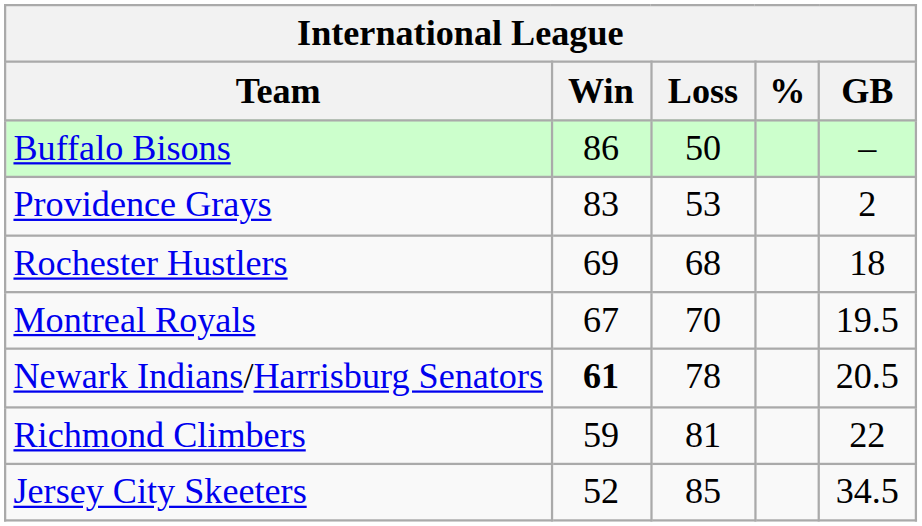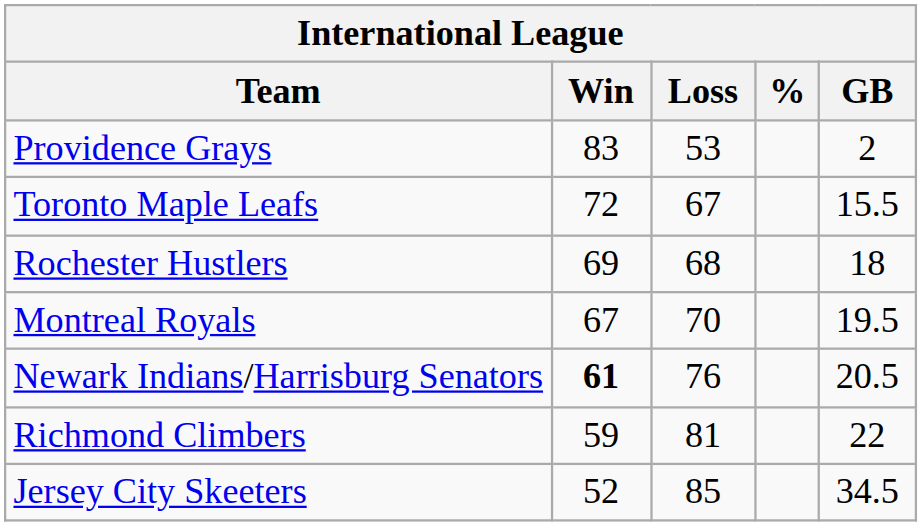- row: (122, 147)
+ row: (166, 205)
(703, 377) 78 -> (703, 377) 76
